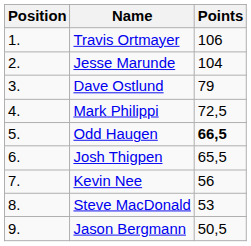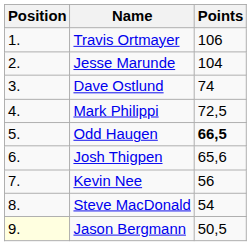(206, 87) 79 -> (206, 87) 74
(212, 157) 65,5 -> (212, 157) 65,6
(206, 205) 53 -> (206, 205) 54
(14, 228) no background -> (14, 228) lightyellow background
